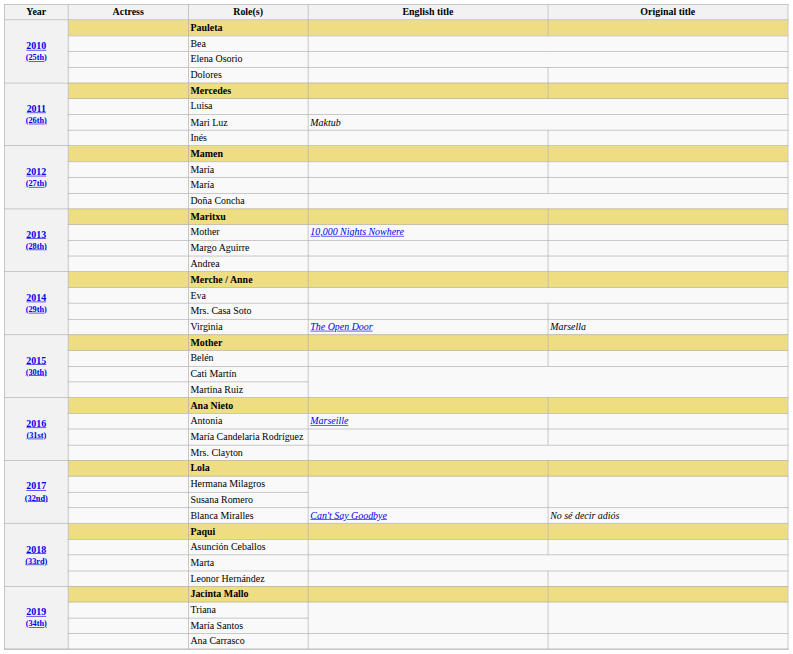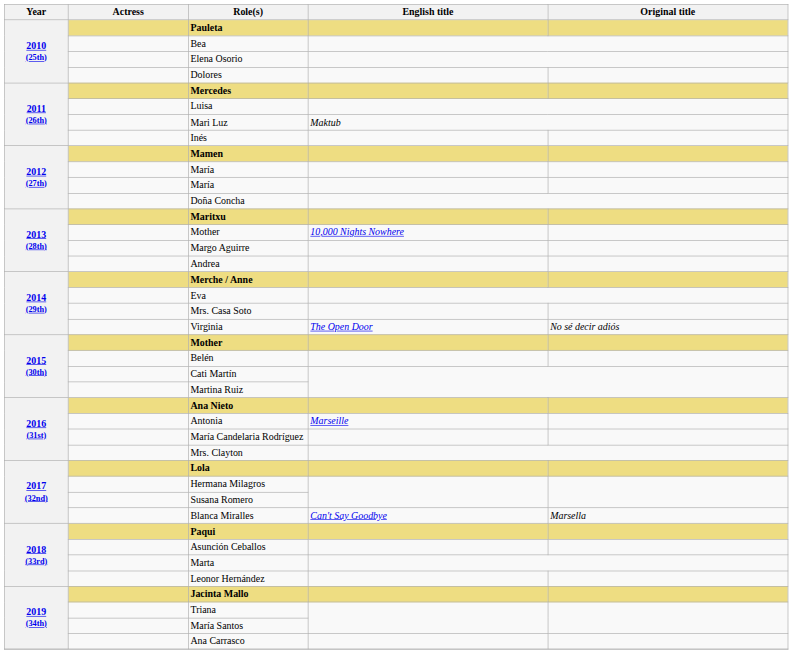(568, 327) Marsella -> (585, 327) No sé decir adiós
(585, 515) No sé decir adiós -> (568, 515) Marsella
